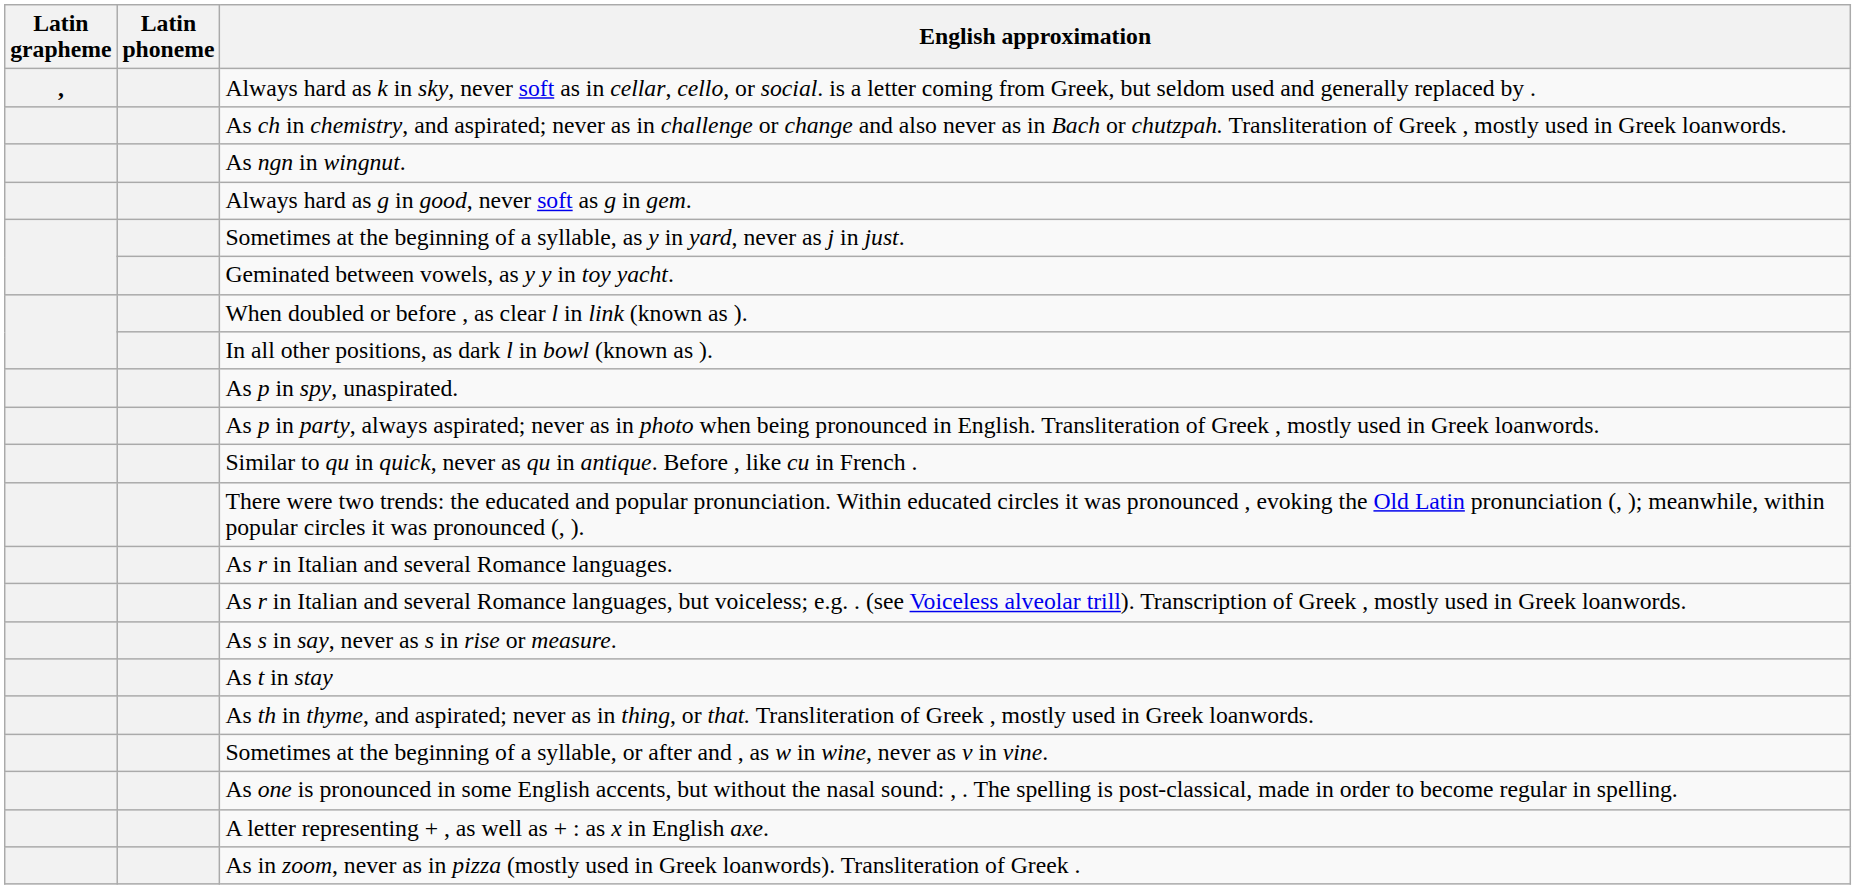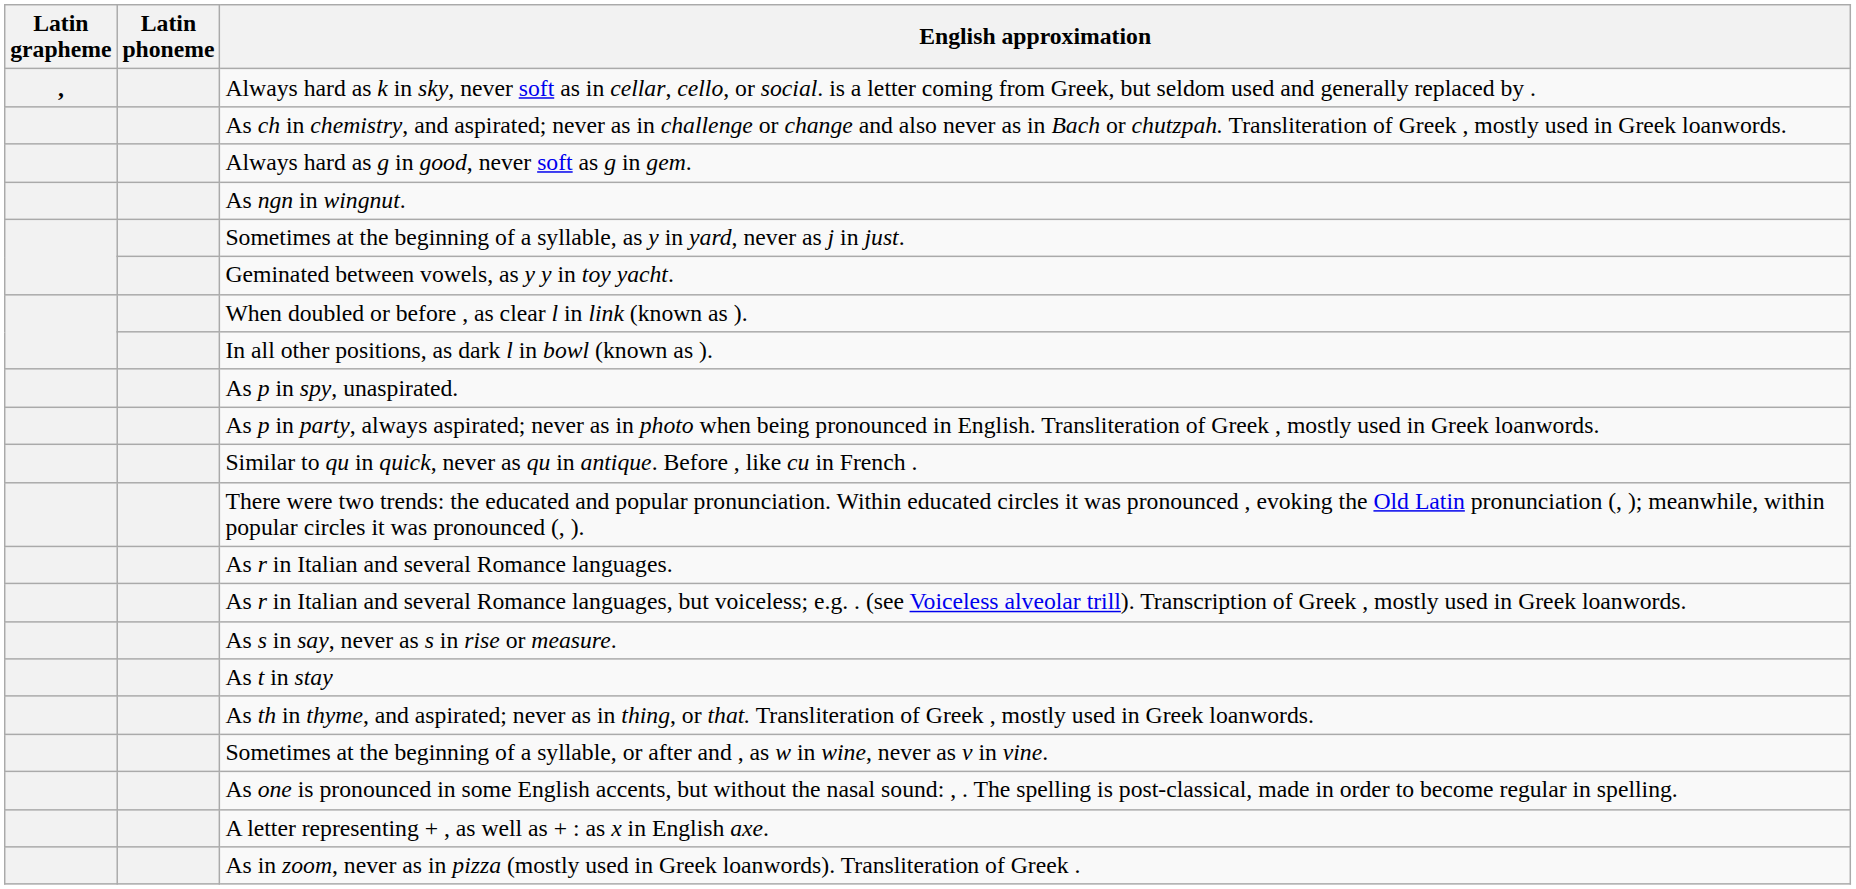rows swapped: (459, 200) <-> (316, 162)
